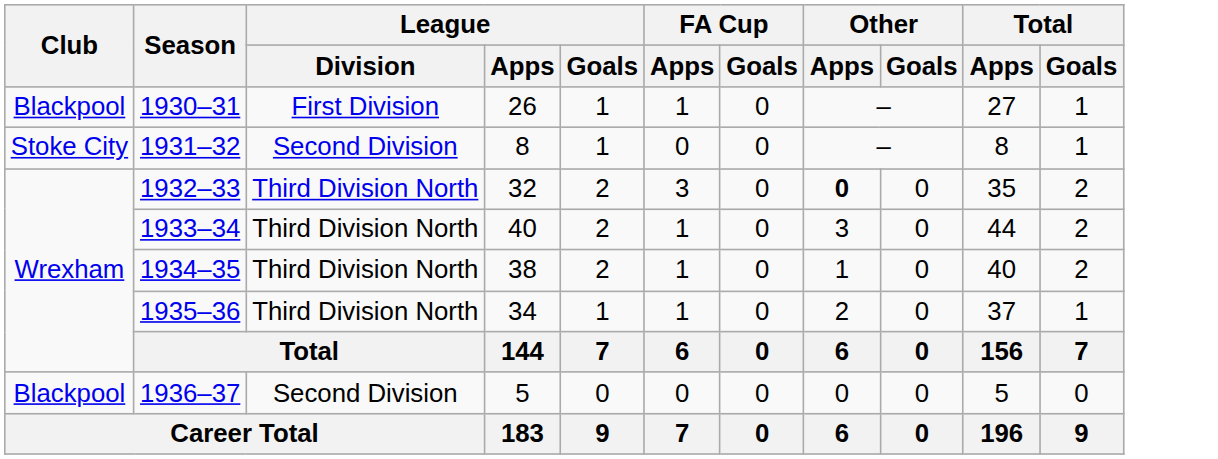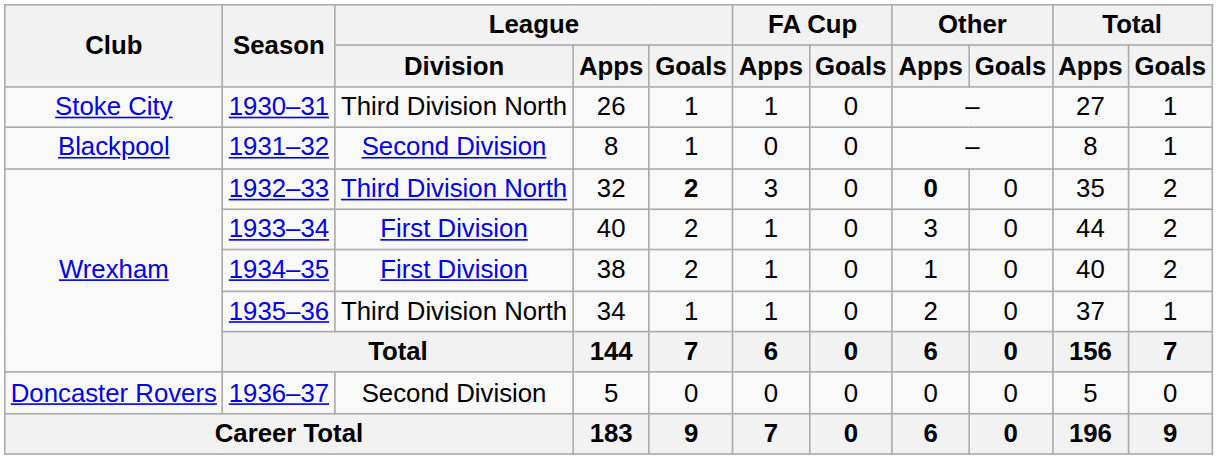(69, 106) Blackpool -> (114, 106) Stoke City
(365, 106) First Division -> (454, 106) Third Division North
(69, 147) Stoke City -> (114, 147) Blackpool
(602, 188) normal -> (691, 188) bold
(365, 229) Third Division North -> (454, 229) First Division
(365, 270) Third Division North -> (454, 270) First Division
(69, 392) Blackpool -> (114, 392) Doncaster Rovers
